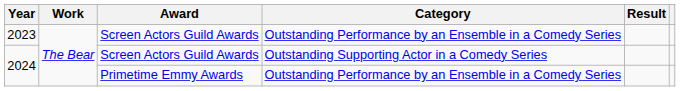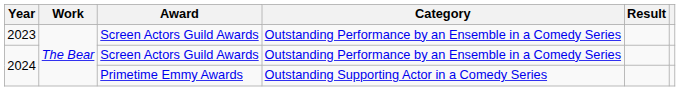(406, 55) Outstanding Supporting Actor in a Comedy Series -> (443, 55) Outstanding Performance by an Ensemble in a Comedy Series
(443, 75) Outstanding Performance by an Ensemble in a Comedy Series -> (406, 75) Outstanding Supporting Actor in a Comedy Series
